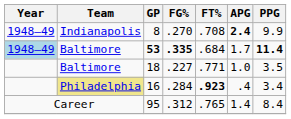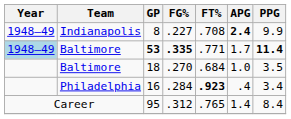(179, 32) .270 -> (179, 32) .227
(211, 50) .684 -> (211, 50) .771
(179, 68) .227 -> (179, 68) .270
(211, 68) .771 -> (211, 68) .684
(100, 86) khaki background -> (100, 86) no background
